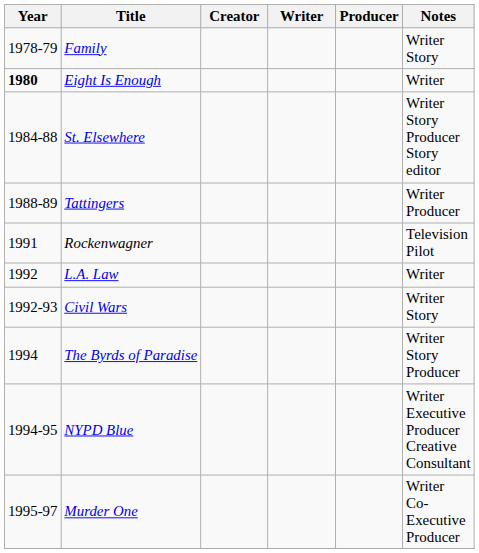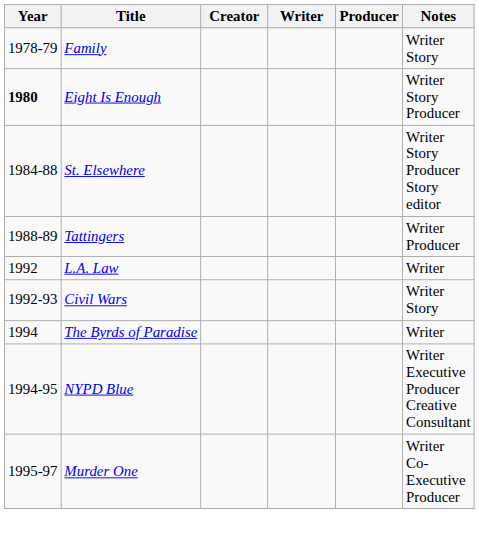(425, 80) Writer -> (433, 96) Writer Story Producer
- row: (109, 243)
(433, 355) Writer Story Producer -> (425, 332) Writer
